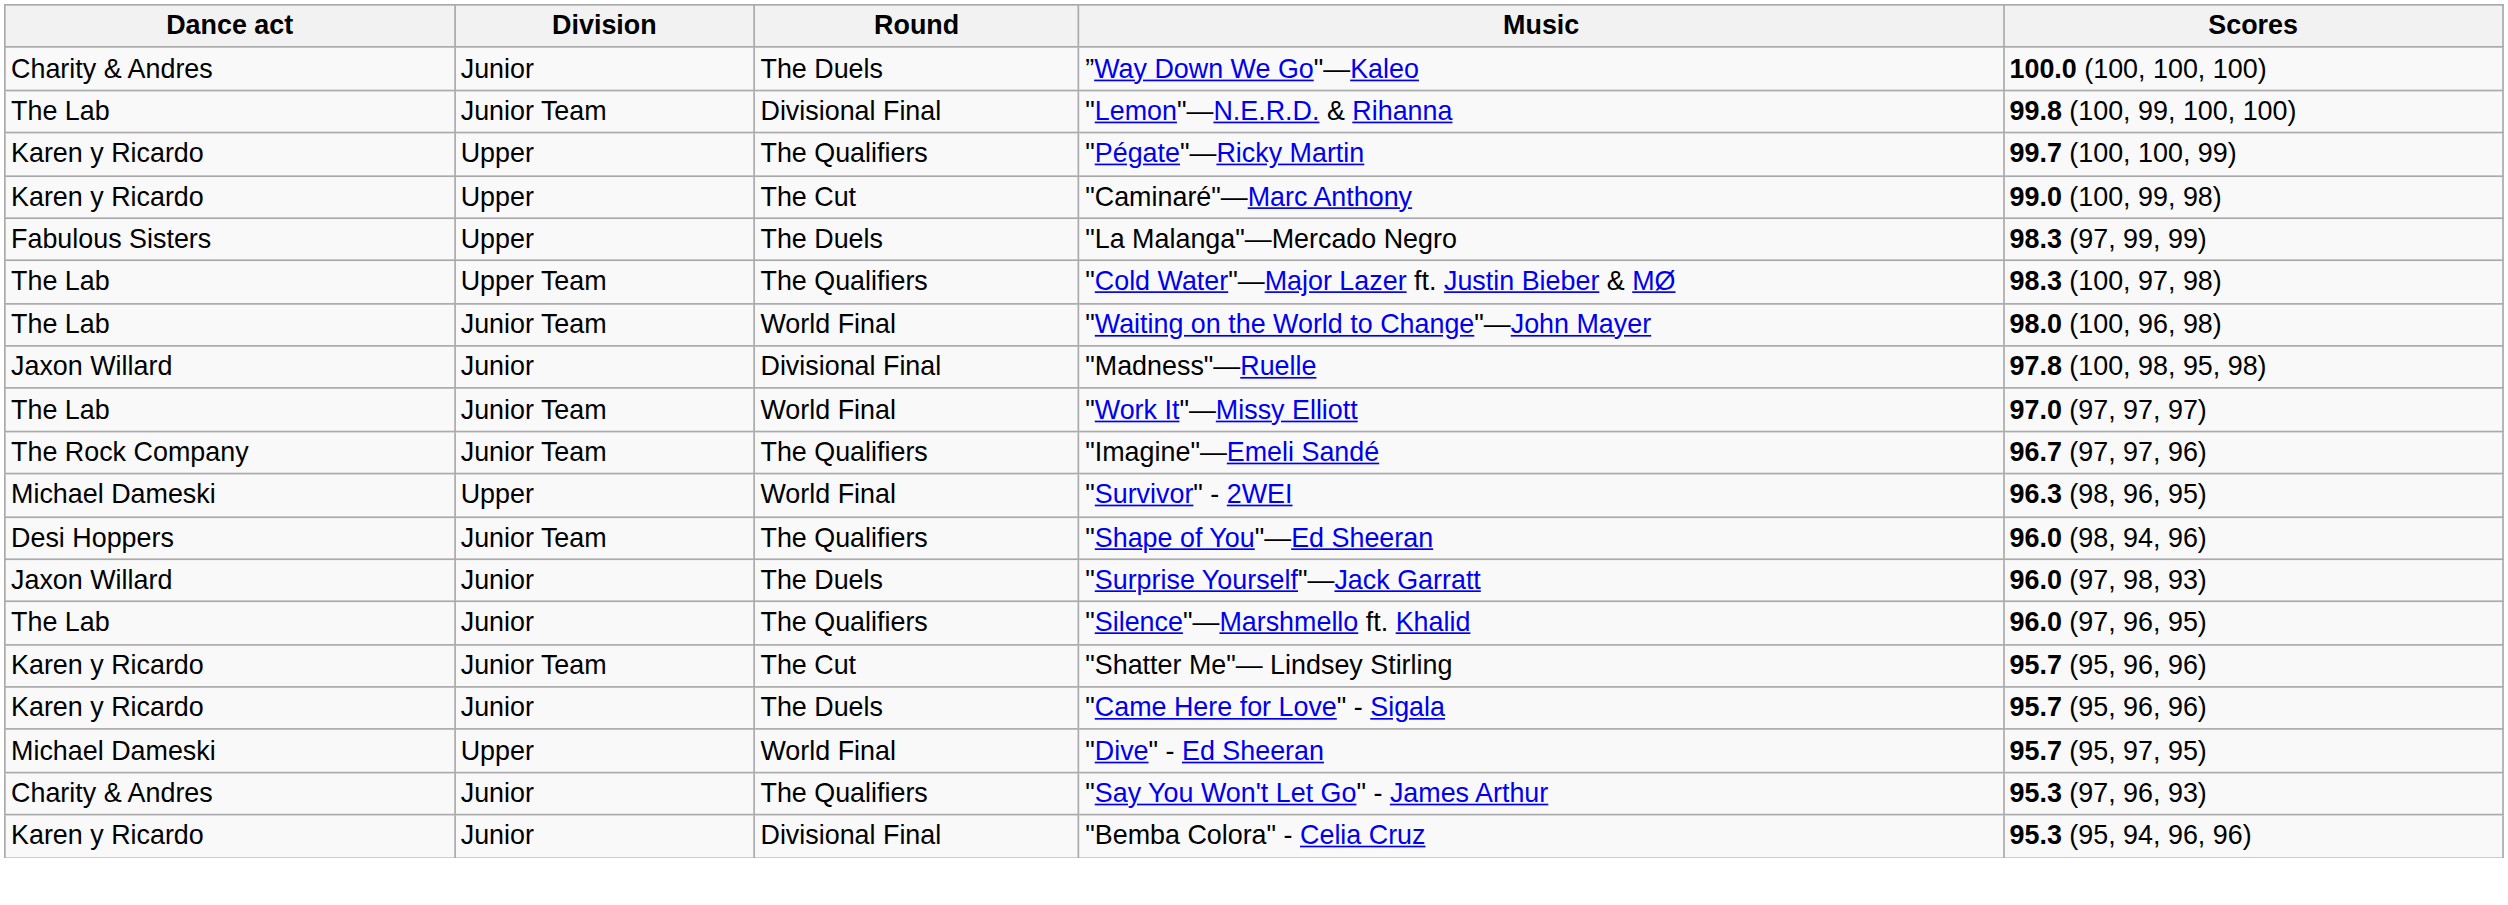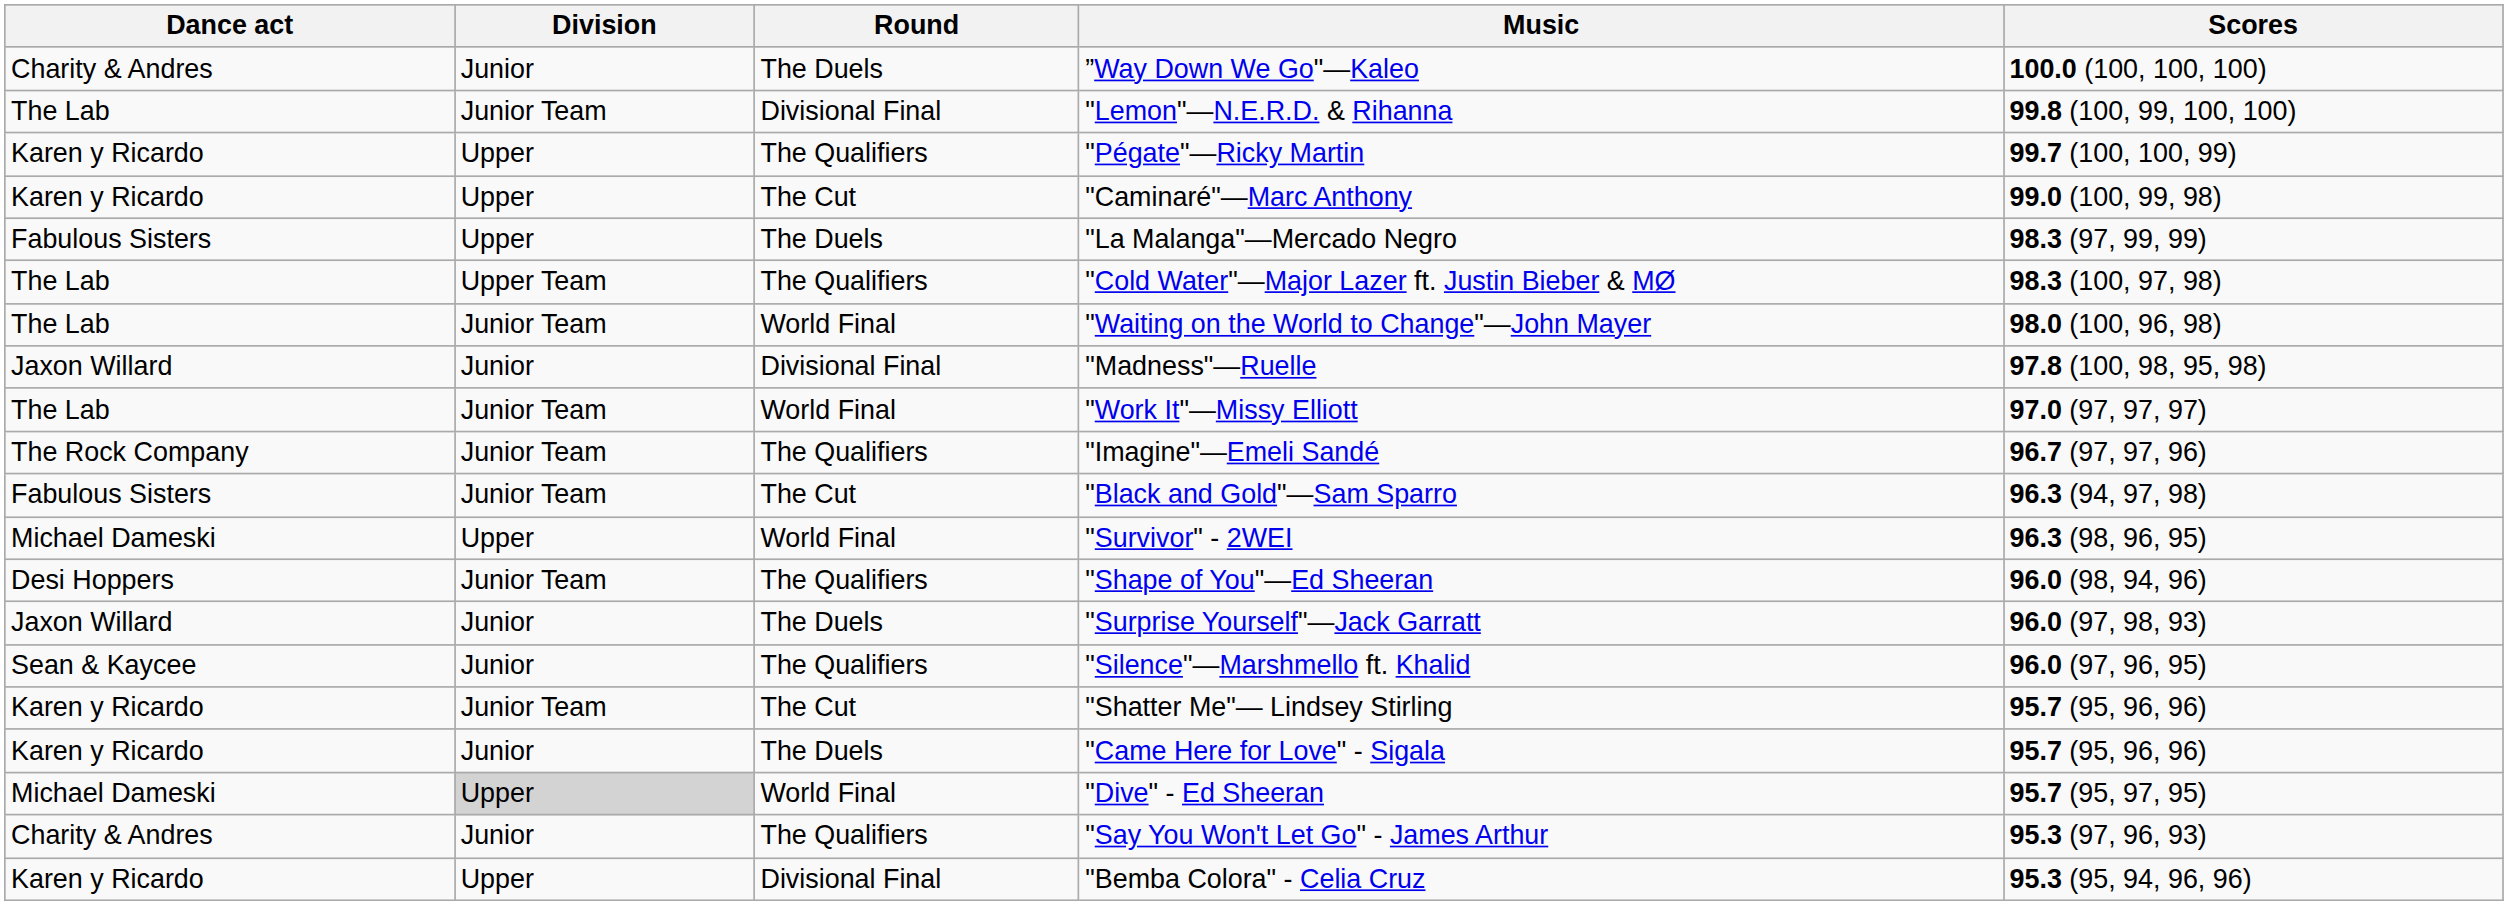+ row: (1271, 494)
(60, 622) The Lab -> (104, 665) Sean & Kaycee
(497, 750) no background -> (497, 793) lightgrey background
(497, 835) Junior -> (497, 878) Upper
